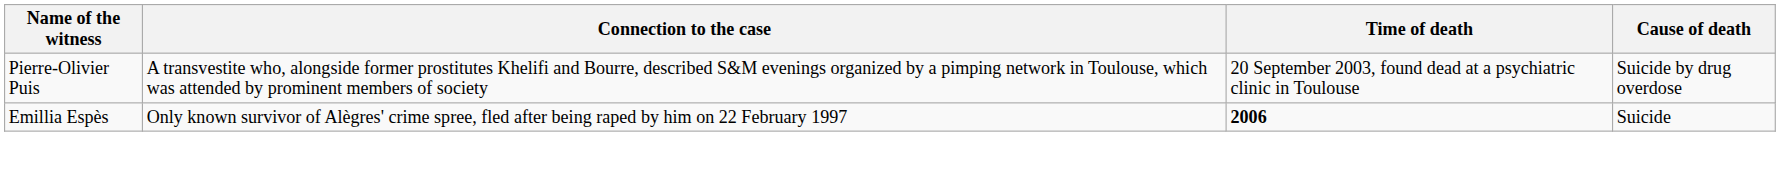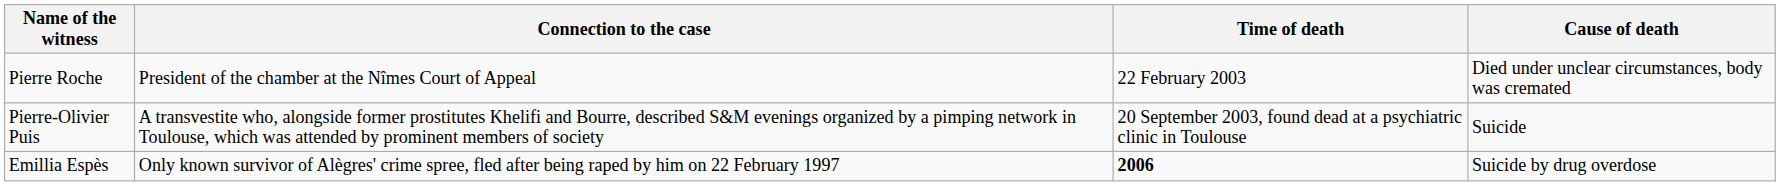+ row: (56, 78)
(1674, 78) Suicide by drug overdose -> (1499, 127) Suicide
(1644, 116) Suicide -> (1564, 165) Suicide by drug overdose
